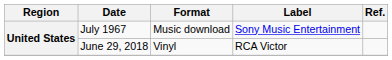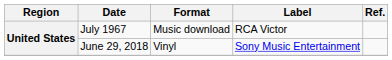(298, 30) Sony Music Entertainment -> (261, 30) RCA Victor
(261, 47) RCA Victor -> (298, 47) Sony Music Entertainment
